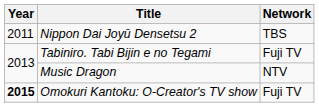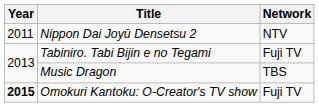(275, 33) TBS -> (275, 33) NTV
(275, 72) NTV -> (275, 72) TBS
